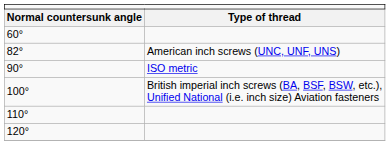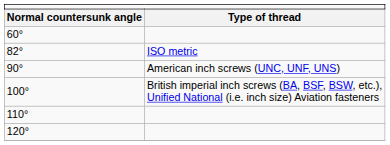(243, 51) American inch screws (UNC, UNF, UNS) -> (172, 51) ISO metric
(172, 68) ISO metric -> (243, 68) American inch screws (UNC, UNF, UNS)
